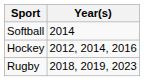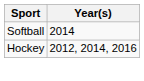- row: (23, 66)
